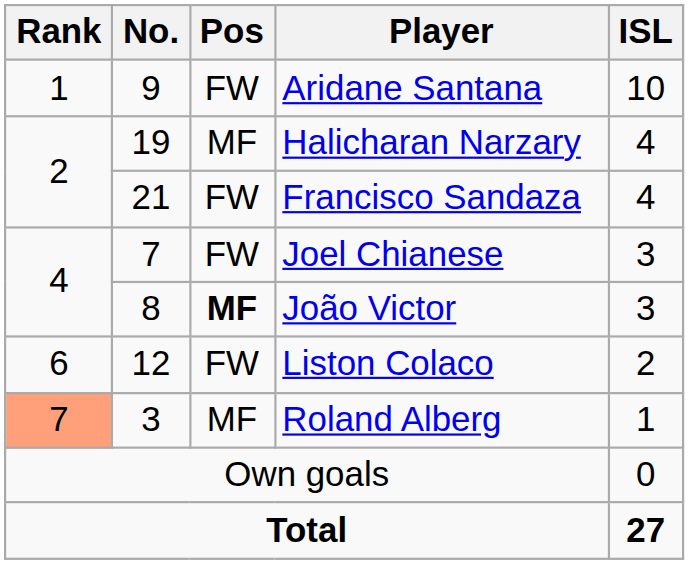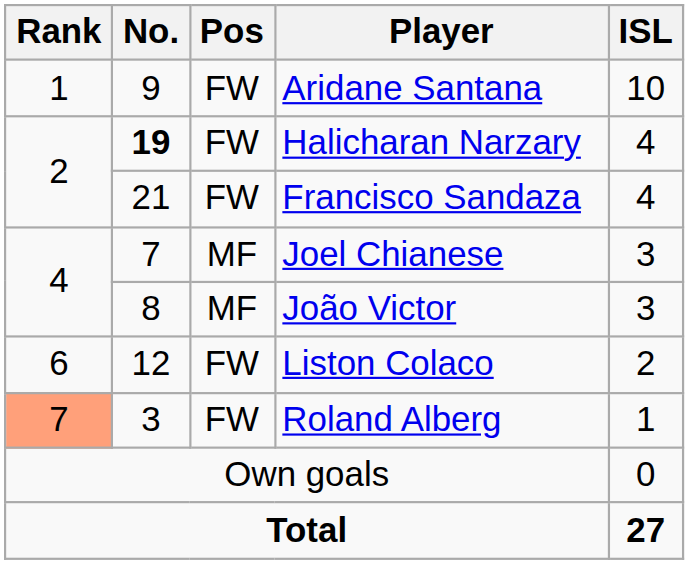(151, 142) normal -> (151, 142) bold
(232, 142) MF -> (232, 142) FW
(232, 253) FW -> (232, 253) MF
(232, 308) bold -> (232, 308) normal
(232, 419) MF -> (232, 419) FW
